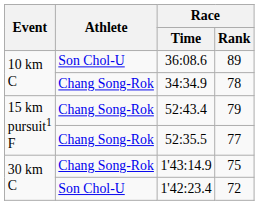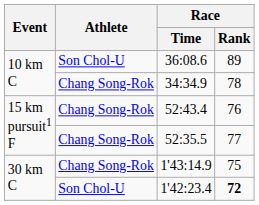(234, 110) 79 -> (234, 110) 76
(234, 189) normal -> (234, 189) bold
